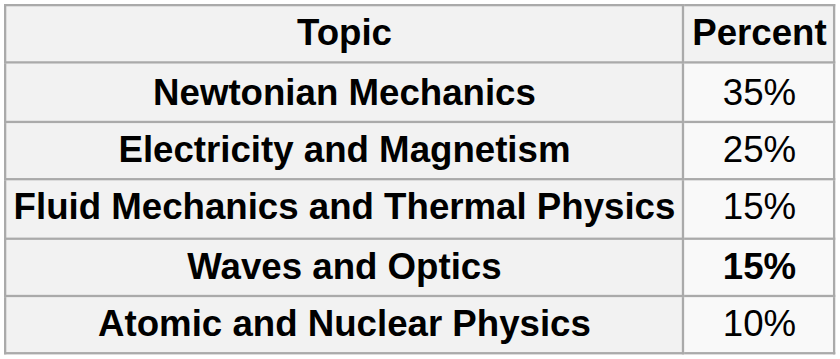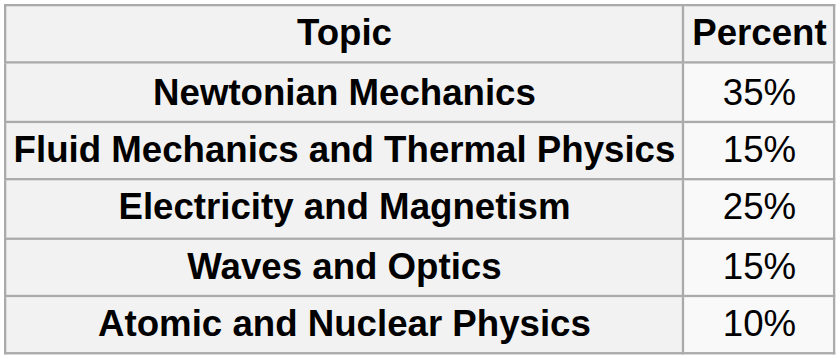rows swapped: (344, 207) <-> (344, 149)
(759, 265) bold -> (759, 265) normal
